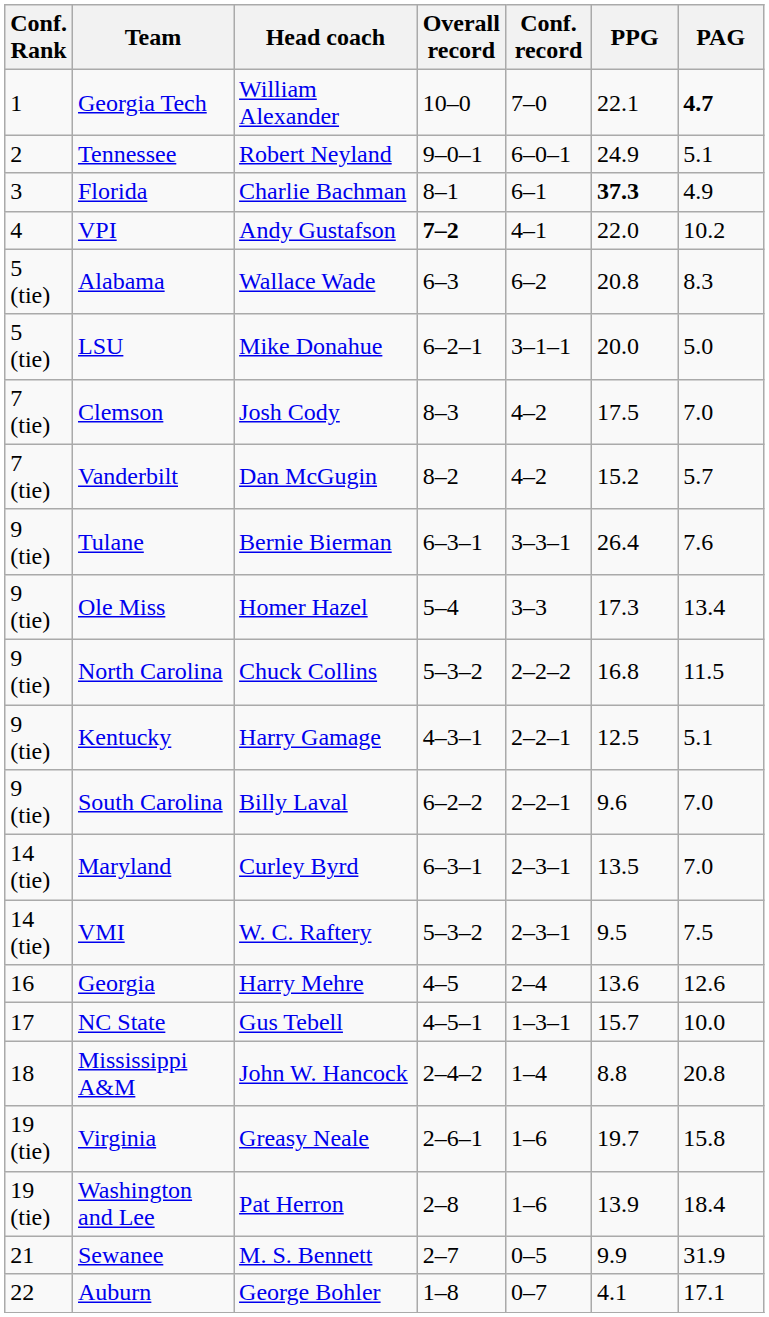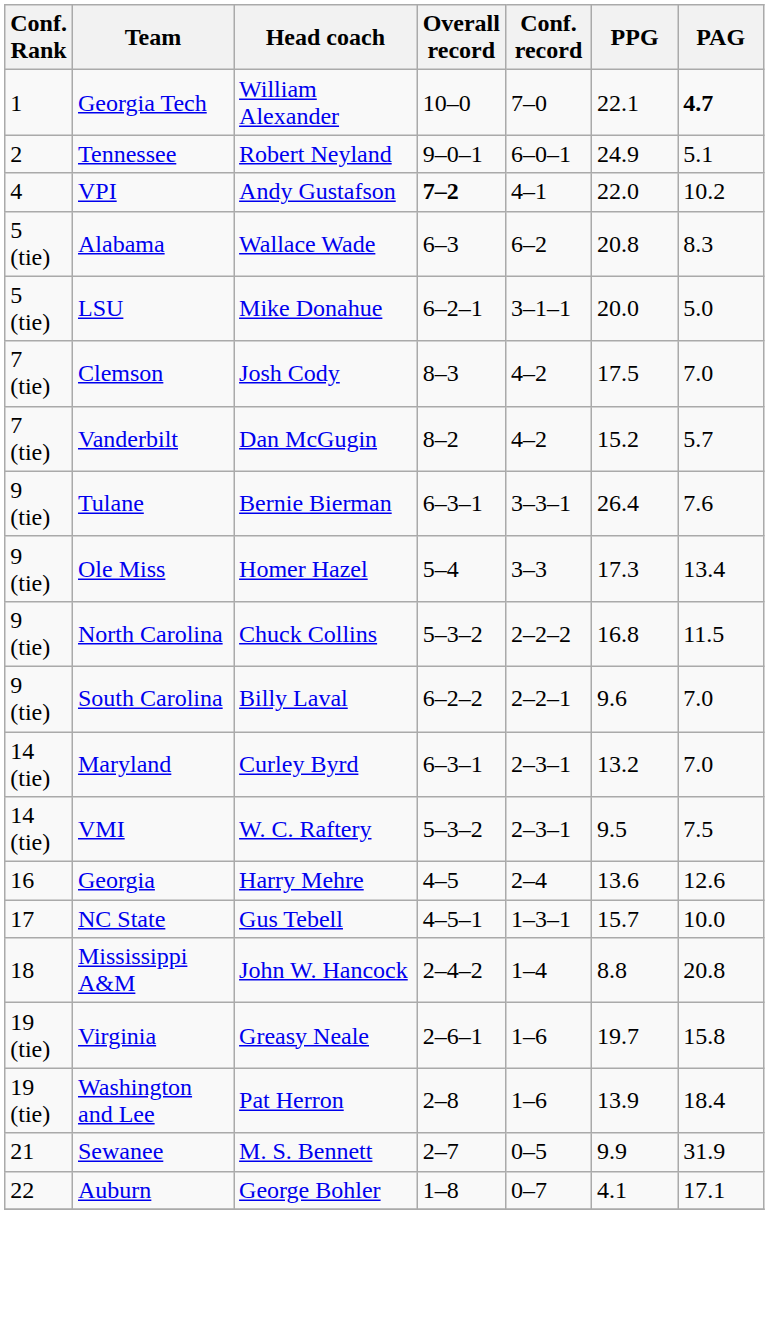- row: (113, 191)
- row: (125, 736)
(618, 866) 13.5 -> (618, 763) 13.2
